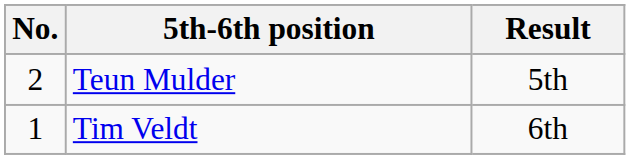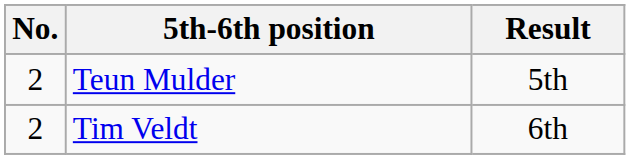(35, 128) 1 -> (35, 128) 2
